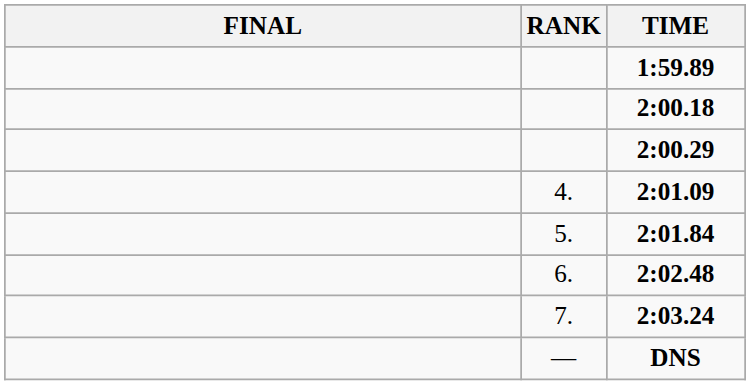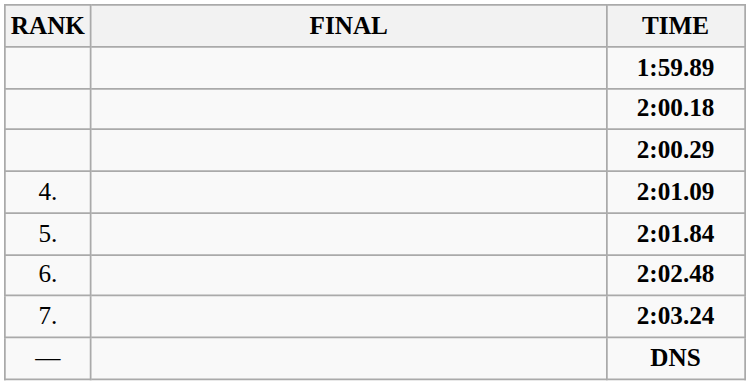columns swapped: (564, 25) <-> (263, 25)
